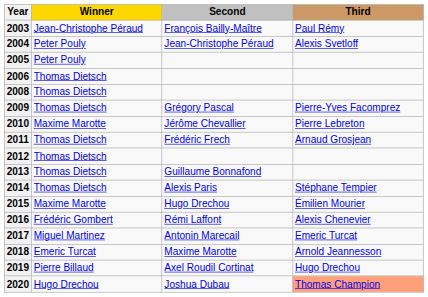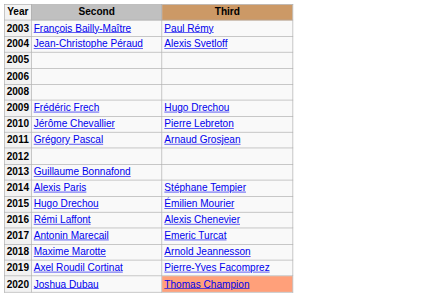- column: (97, 12)
(199, 108) Grégory Pascal -> (66, 108) Frédéric Frech
(348, 108) Pierre-Yves Facomprez -> (197, 108) Hugo Drechou
(197, 140) Frédéric Frech -> (68, 140) Grégory Pascal
(328, 268) Hugo Drechou -> (217, 268) Pierre-Yves Facomprez
